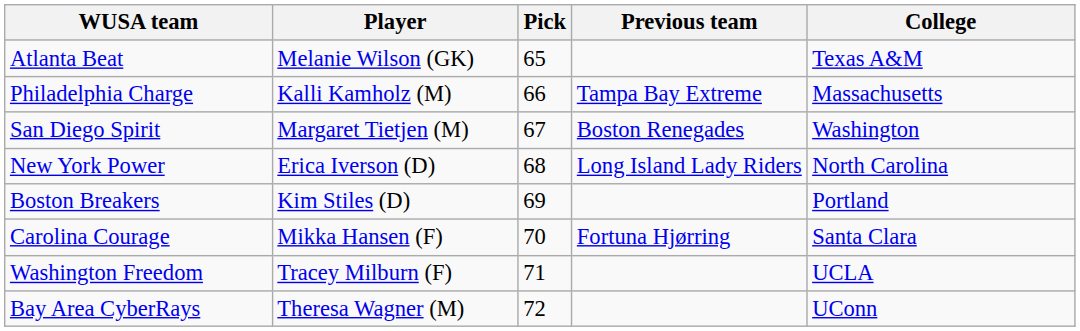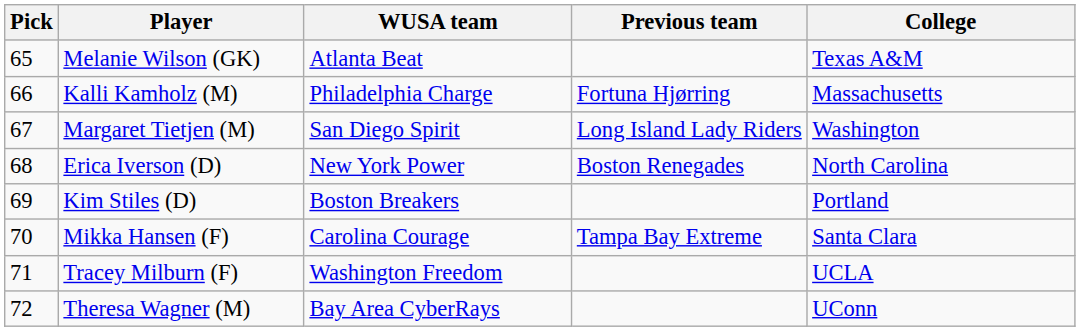columns swapped: (545, 22) <-> (138, 22)
(669, 93) Tampa Bay Extreme -> (654, 93) Fortuna Hjørring
(660, 129) Boston Renegades -> (689, 129) Long Island Lady Riders
(689, 165) Long Island Lady Riders -> (660, 165) Boston Renegades
(654, 237) Fortuna Hjørring -> (669, 237) Tampa Bay Extreme
